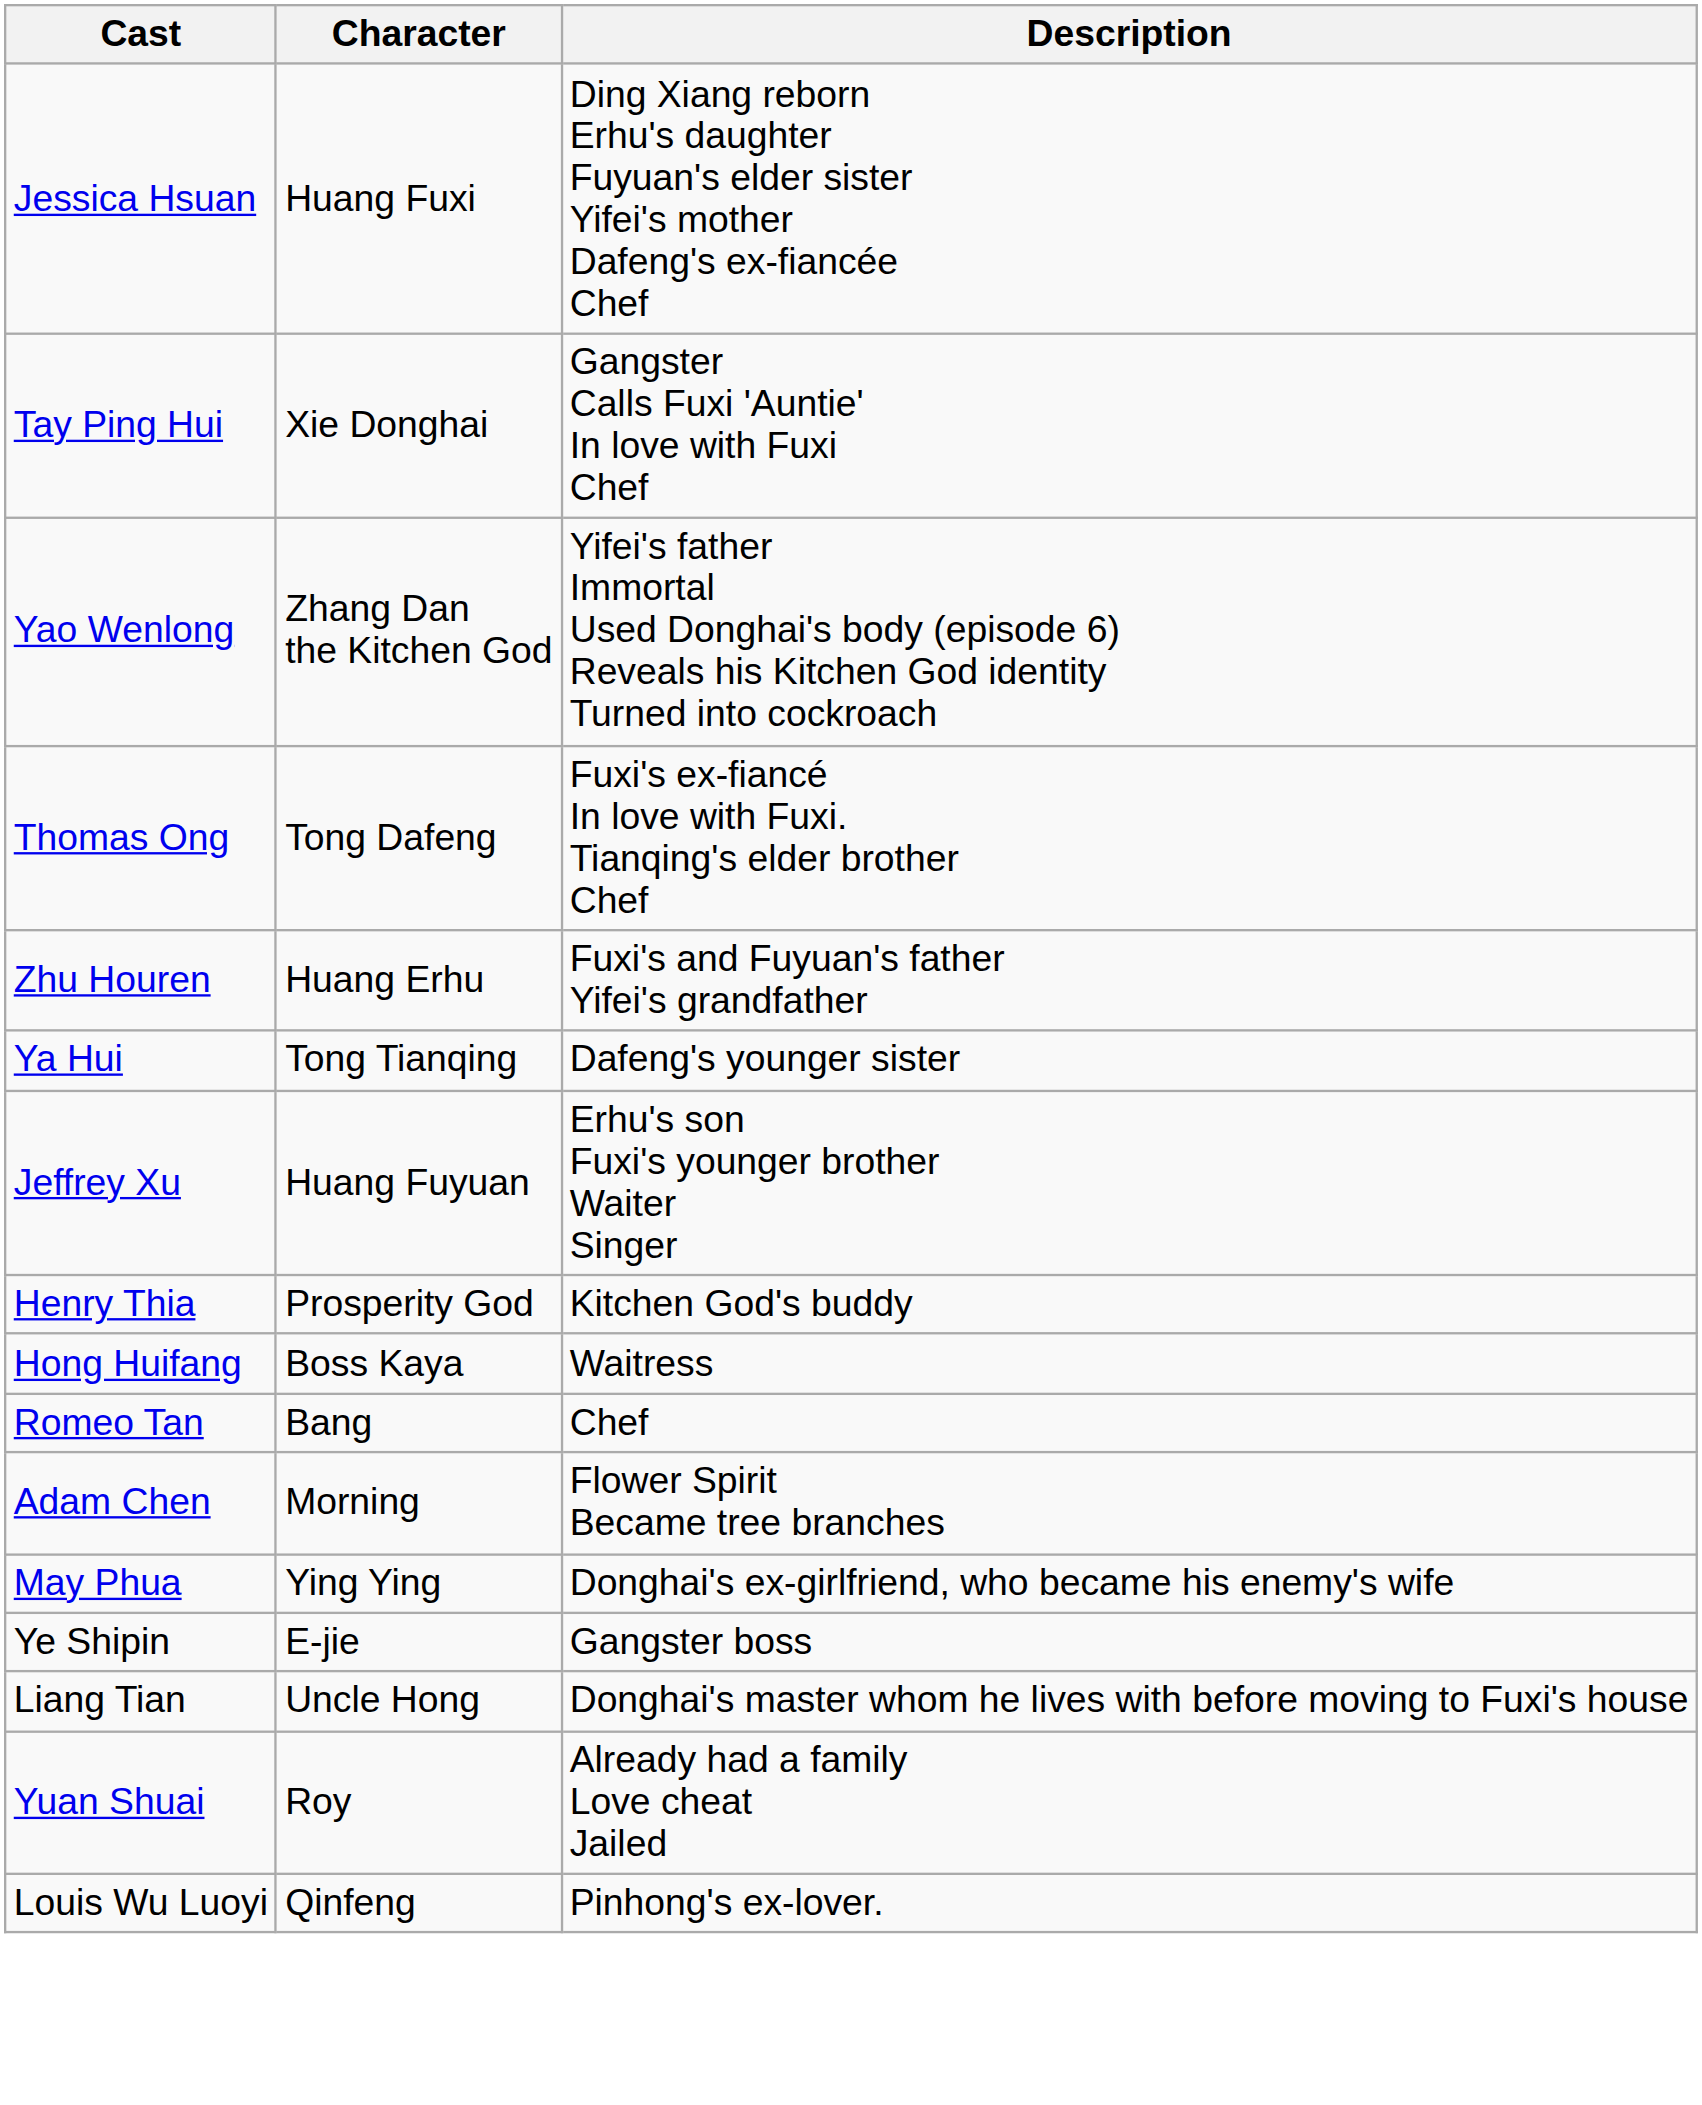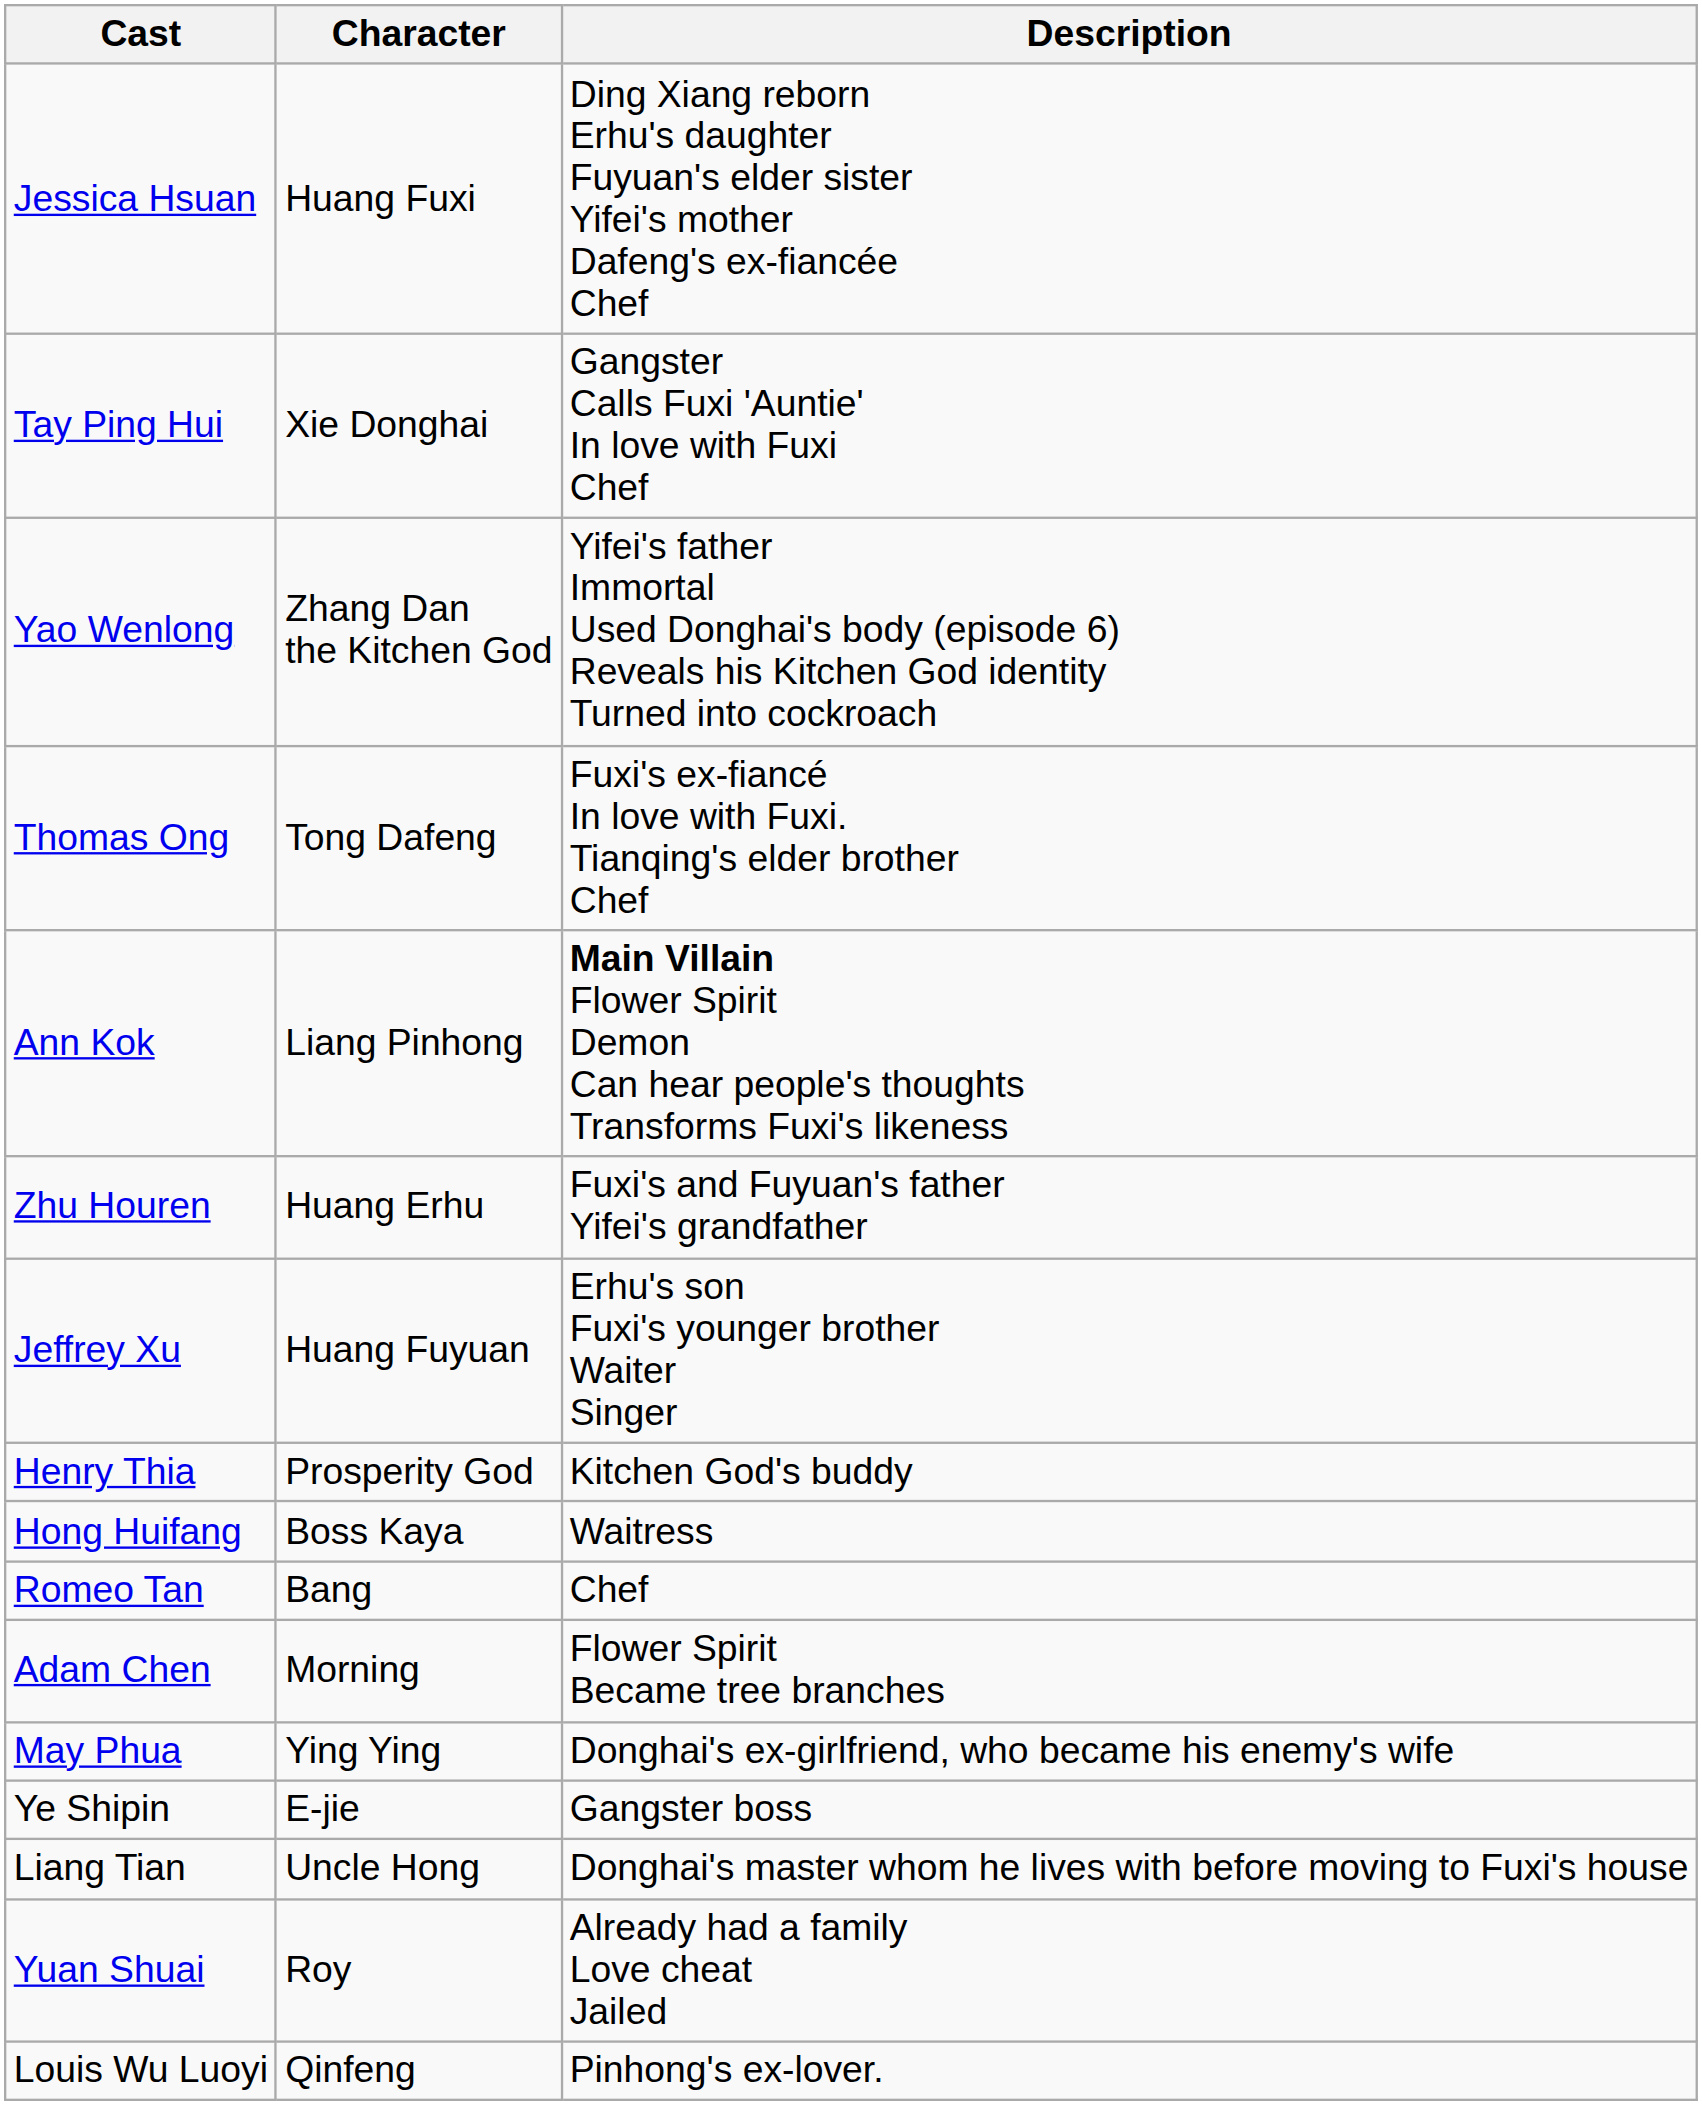+ row: (84, 1042)
- row: (68, 1059)
